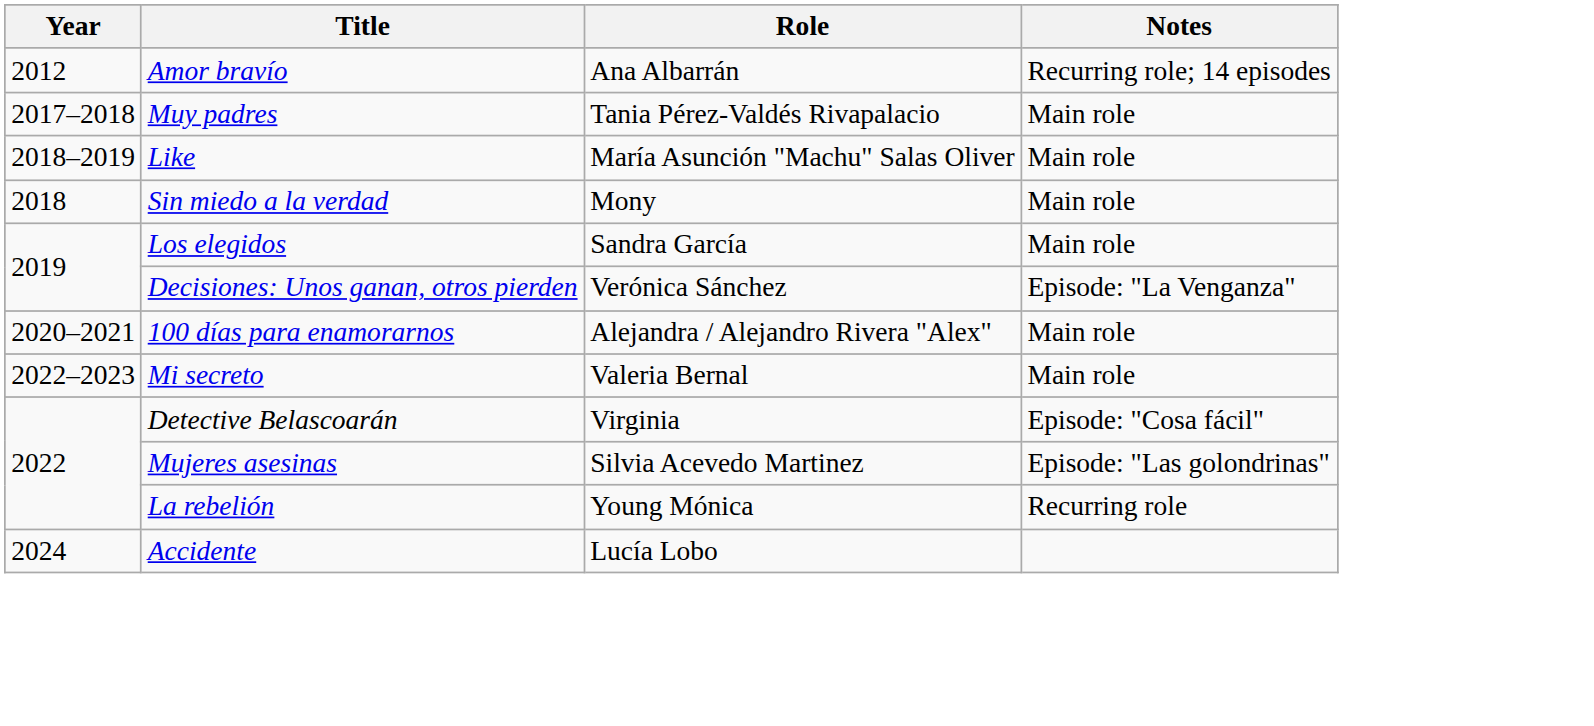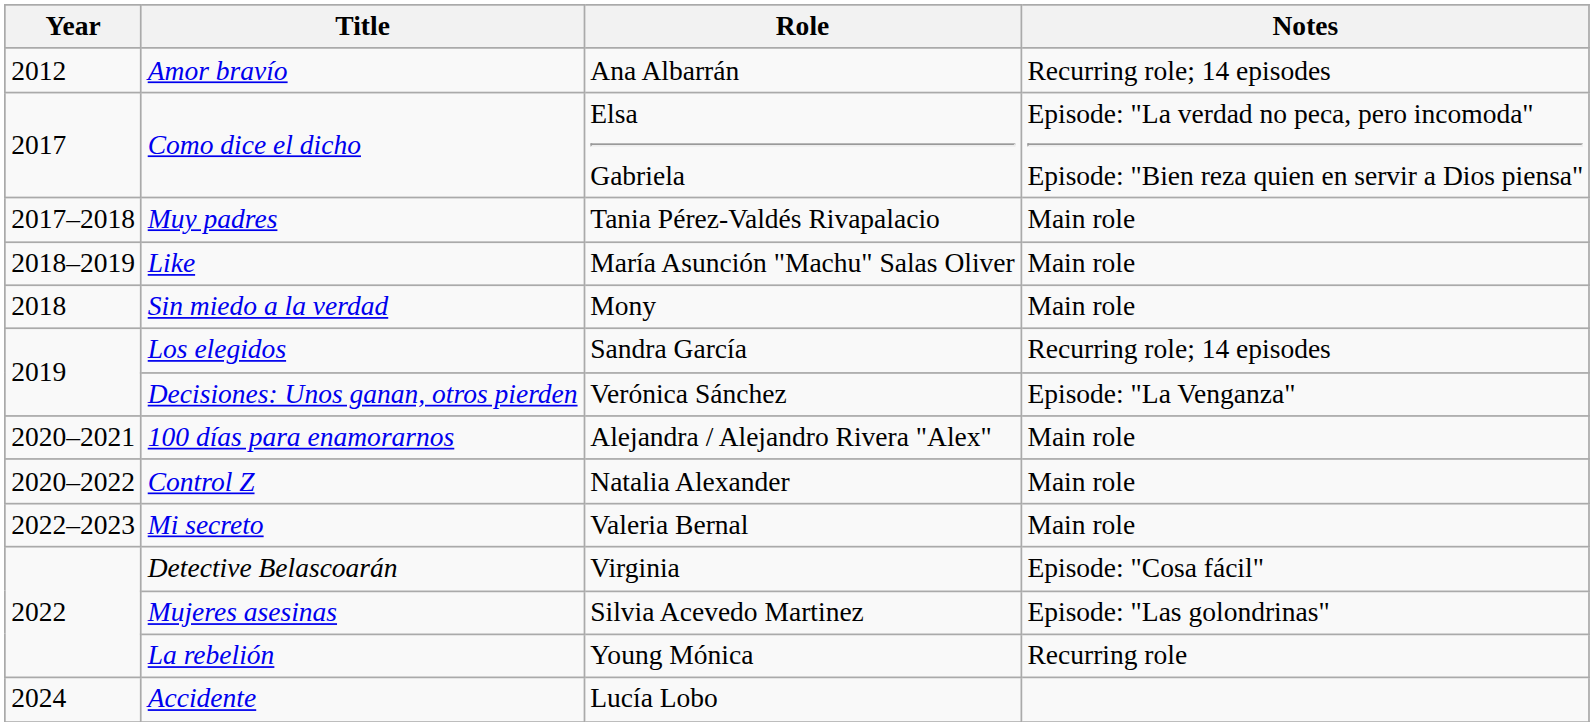+ row: (254, 144)
(1081, 244) Main role -> (1179, 350) Recurring role; 14 episodes
+ row: (201, 481)
